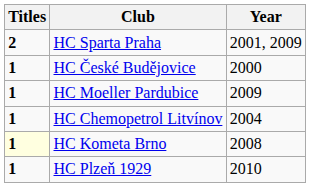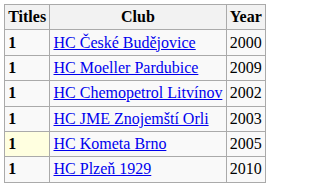- row: (107, 42)
(246, 118) 2004 -> (246, 93) 2002
+ row: (131, 118)
(246, 144) 2008 -> (246, 144) 2005
